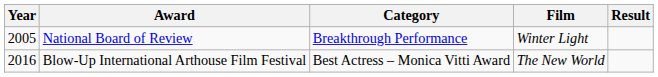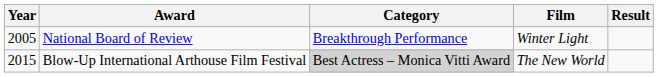(22, 60) 2016 -> (22, 60) 2015
(411, 60) no background -> (411, 60) lightgrey background
